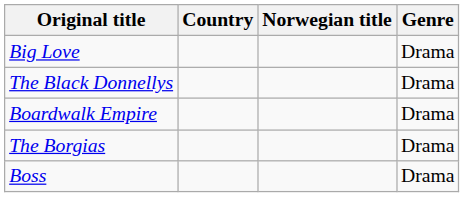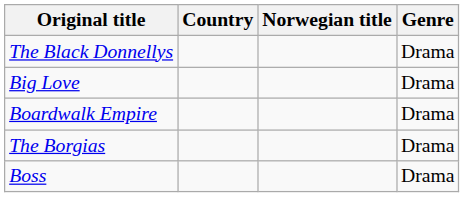rows swapped: (44, 51) <-> (91, 82)
